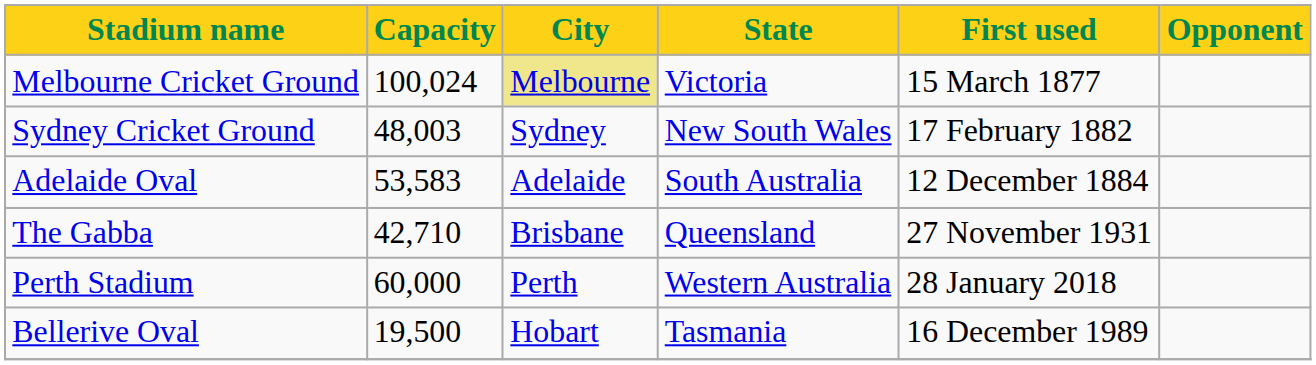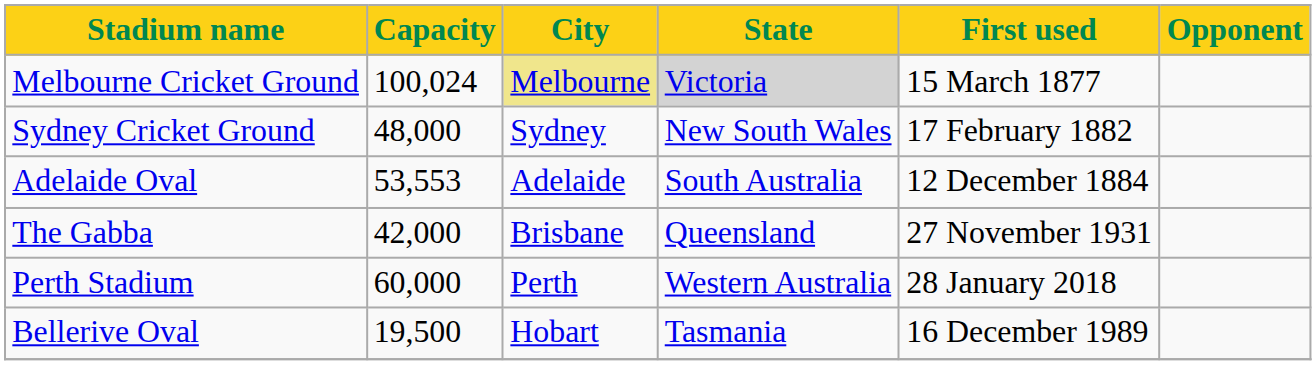(716, 80) no background -> (716, 80) lightgrey background
(417, 130) 48,003 -> (417, 130) 48,000
(417, 181) 53,583 -> (417, 181) 53,553
(417, 231) 42,710 -> (417, 231) 42,000
